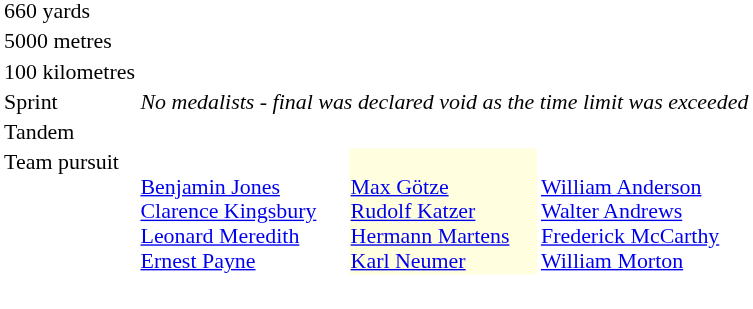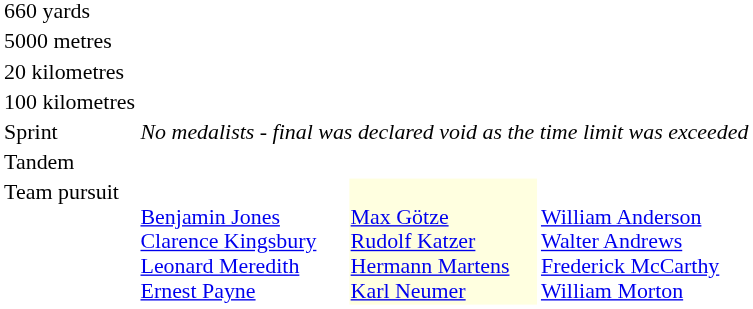+ row: (64, 71)
